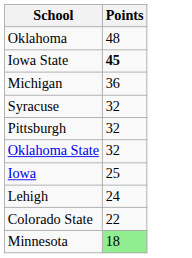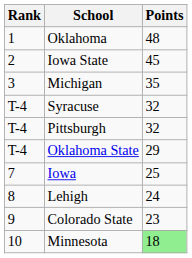+ column: (24, 15)
(113, 60) bold -> (153, 60) normal
(113, 83) 36 -> (153, 83) 35
(113, 151) 32 -> (153, 151) 29
(113, 219) 22 -> (153, 219) 23
